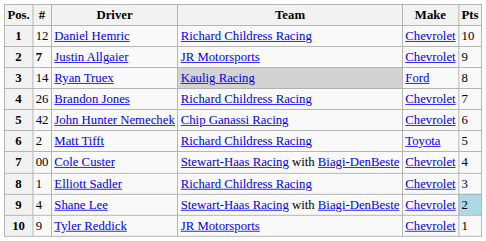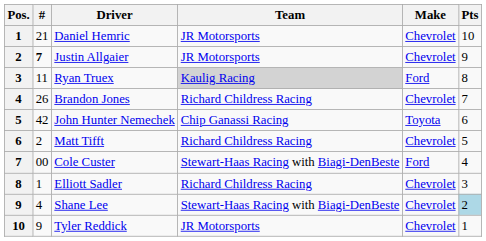(42, 36) 12 -> (42, 36) 21
(246, 36) Richard Childress Racing -> (220, 36) JR Motorsports
(42, 78) 14 -> (42, 78) 11
(430, 120) Chevrolet -> (423, 120) Toyota
(423, 141) Toyota -> (430, 141) Chevrolet
(430, 162) Chevrolet -> (417, 162) Ford
